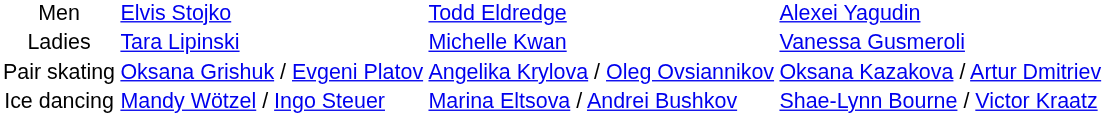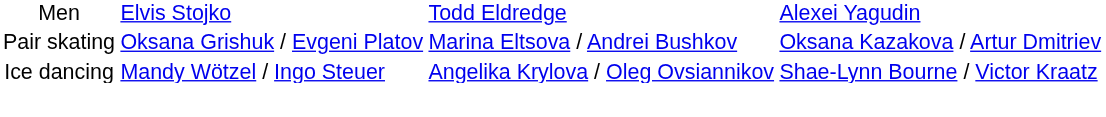- row: (59, 42)
(601, 71) Angelika Krylova / Oleg Ovsiannikov -> (583, 42) Marina Eltsova / Andrei Bushkov
(583, 101) Marina Eltsova / Andrei Bushkov -> (601, 71) Angelika Krylova / Oleg Ovsiannikov
